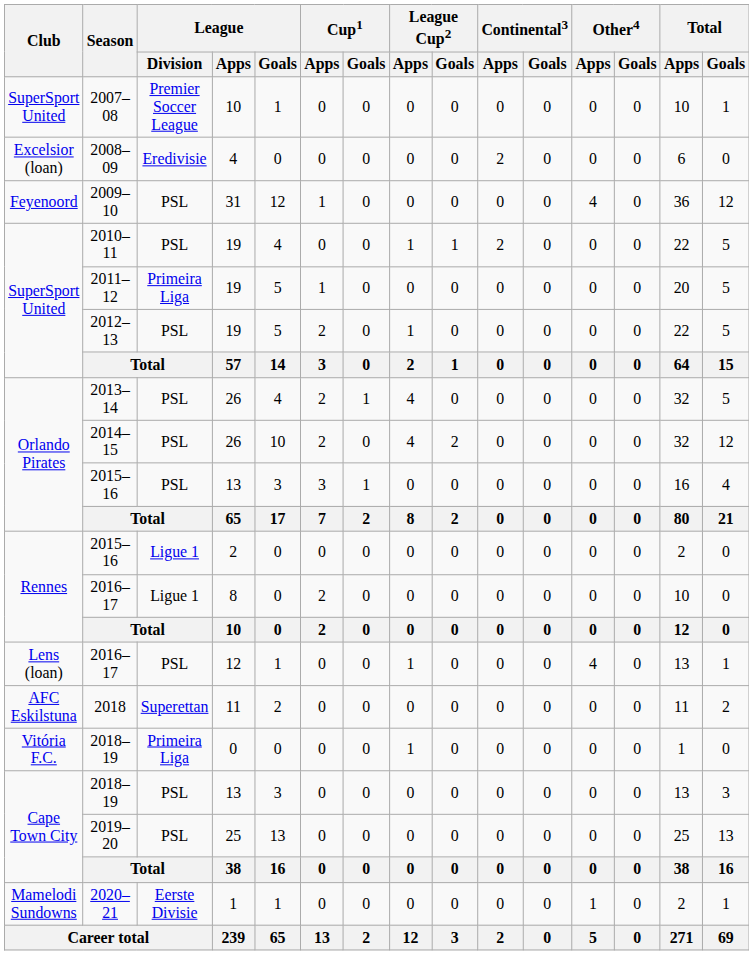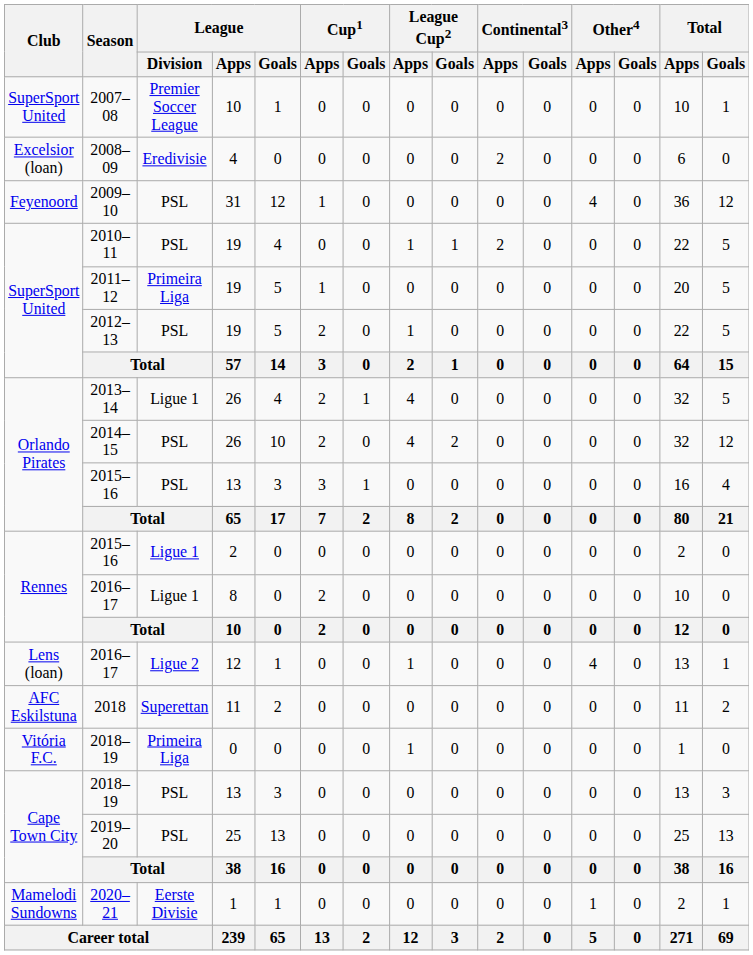(175, 398) PSL -> (175, 398) Ligue 1
(175, 663) PSL -> (175, 663) Ligue 2
